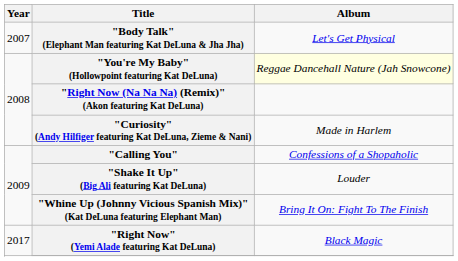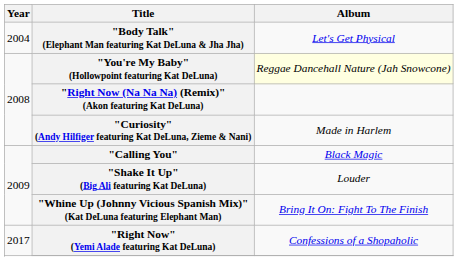(18, 37) 2007 -> (18, 37) 2004
(354, 154) Confessions of a Shopaholic -> (354, 154) Black Magic
(354, 240) Black Magic -> (354, 240) Confessions of a Shopaholic
